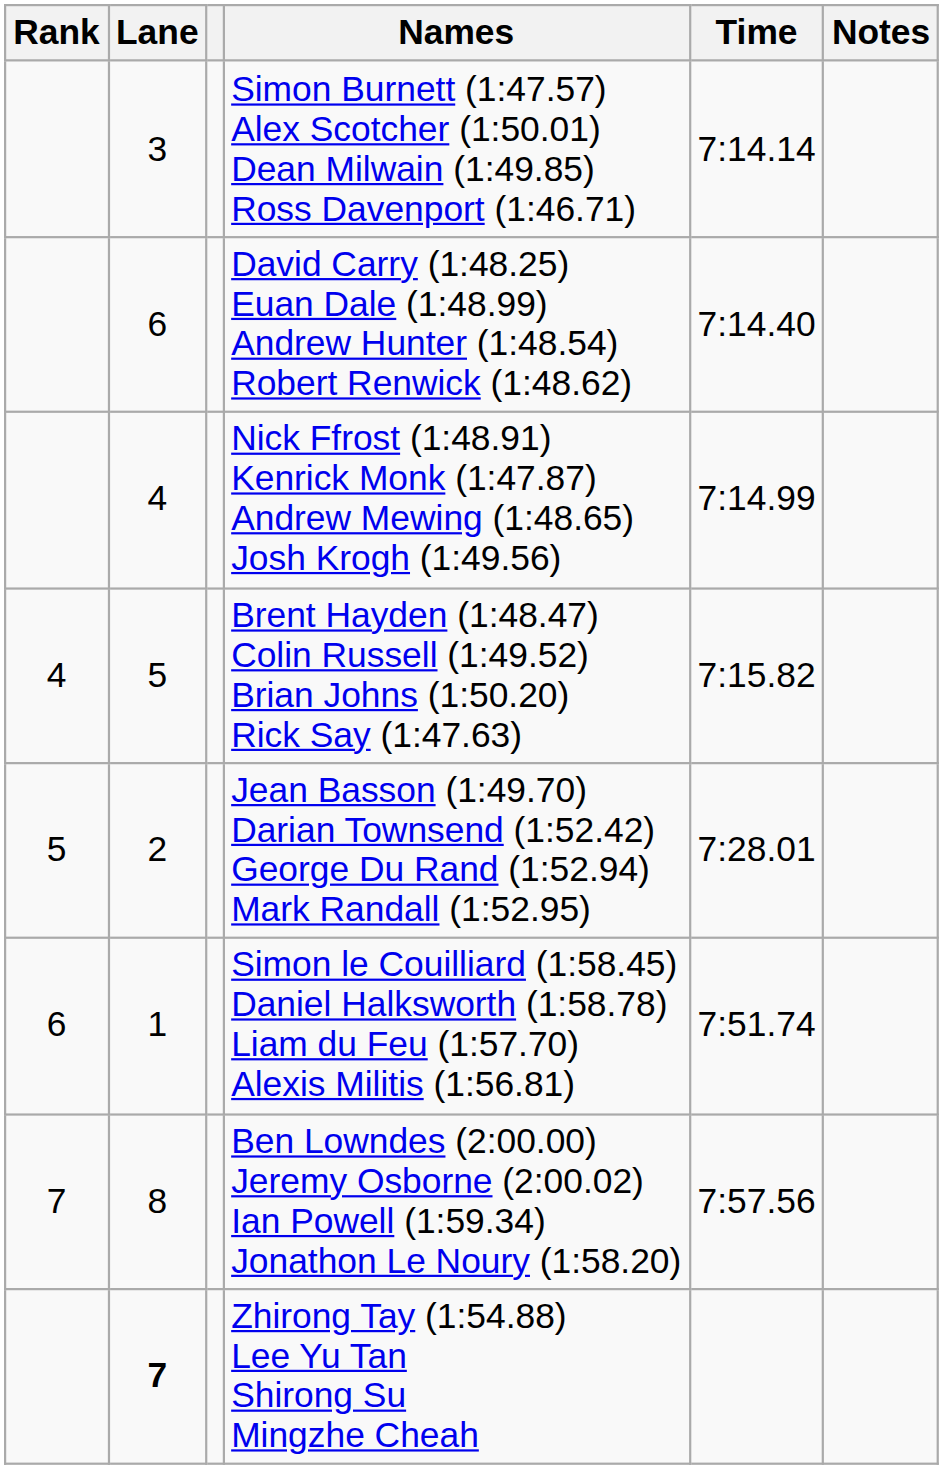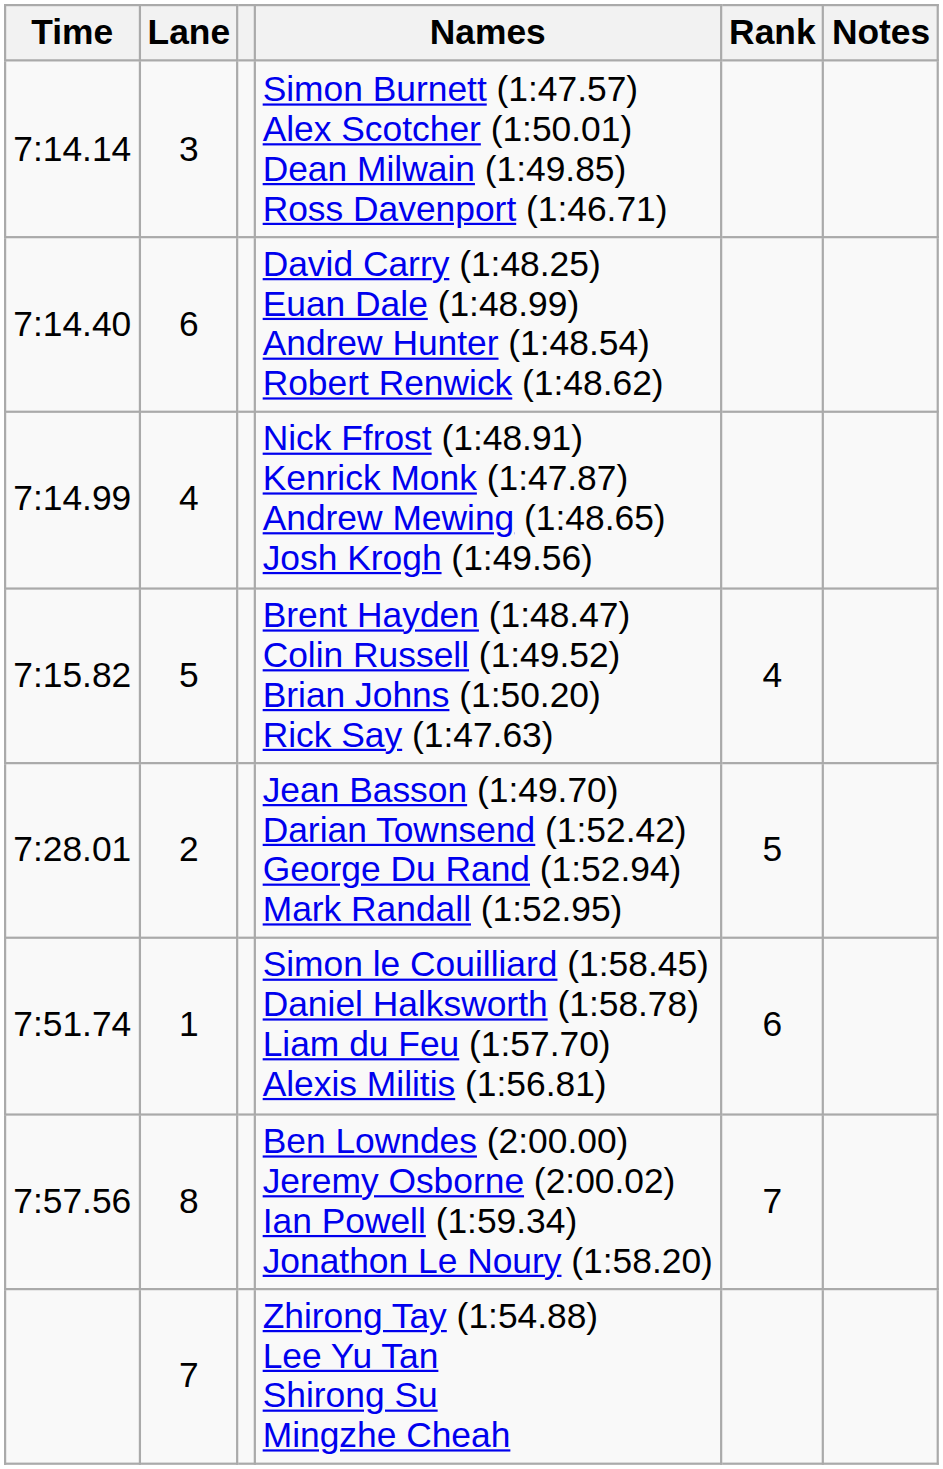columns swapped: (56, 32) <-> (757, 32)
(157, 1376) bold -> (189, 1376) normal
